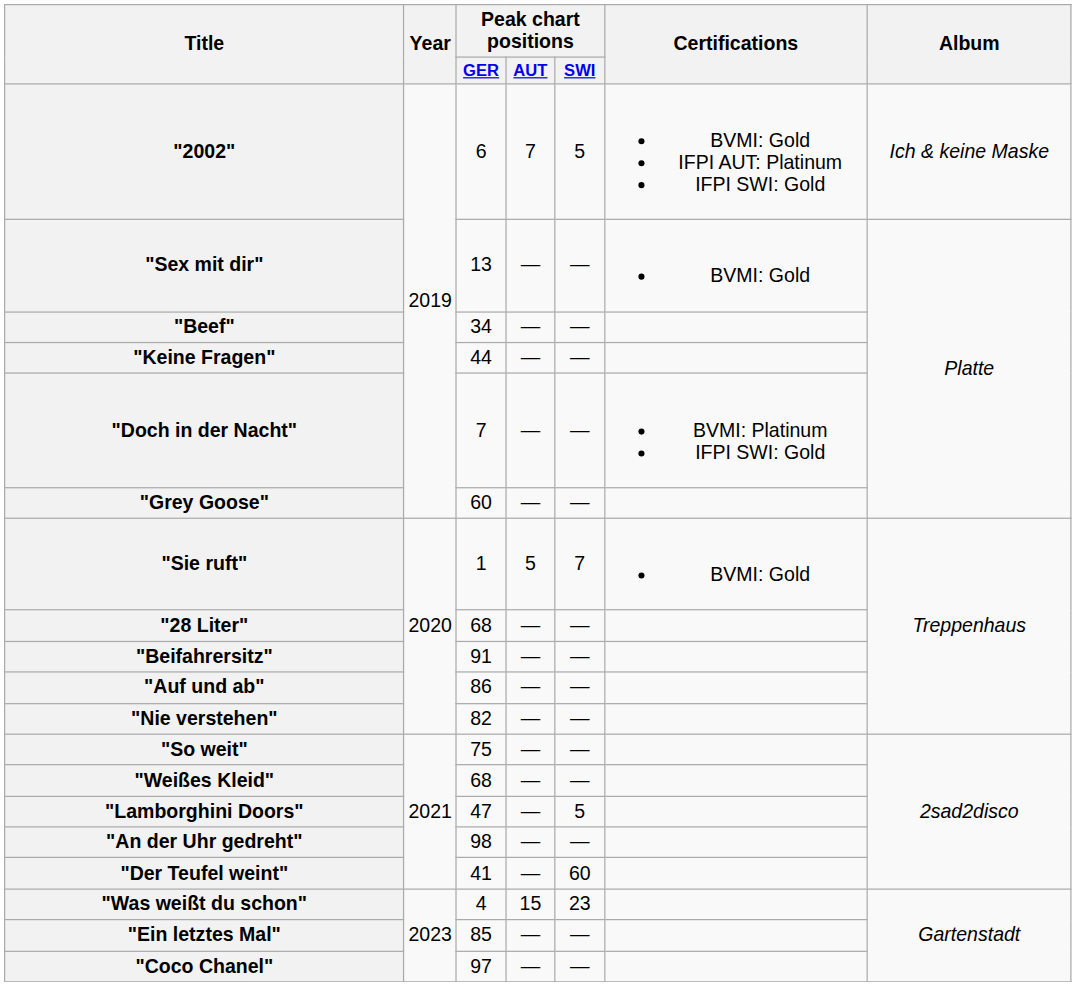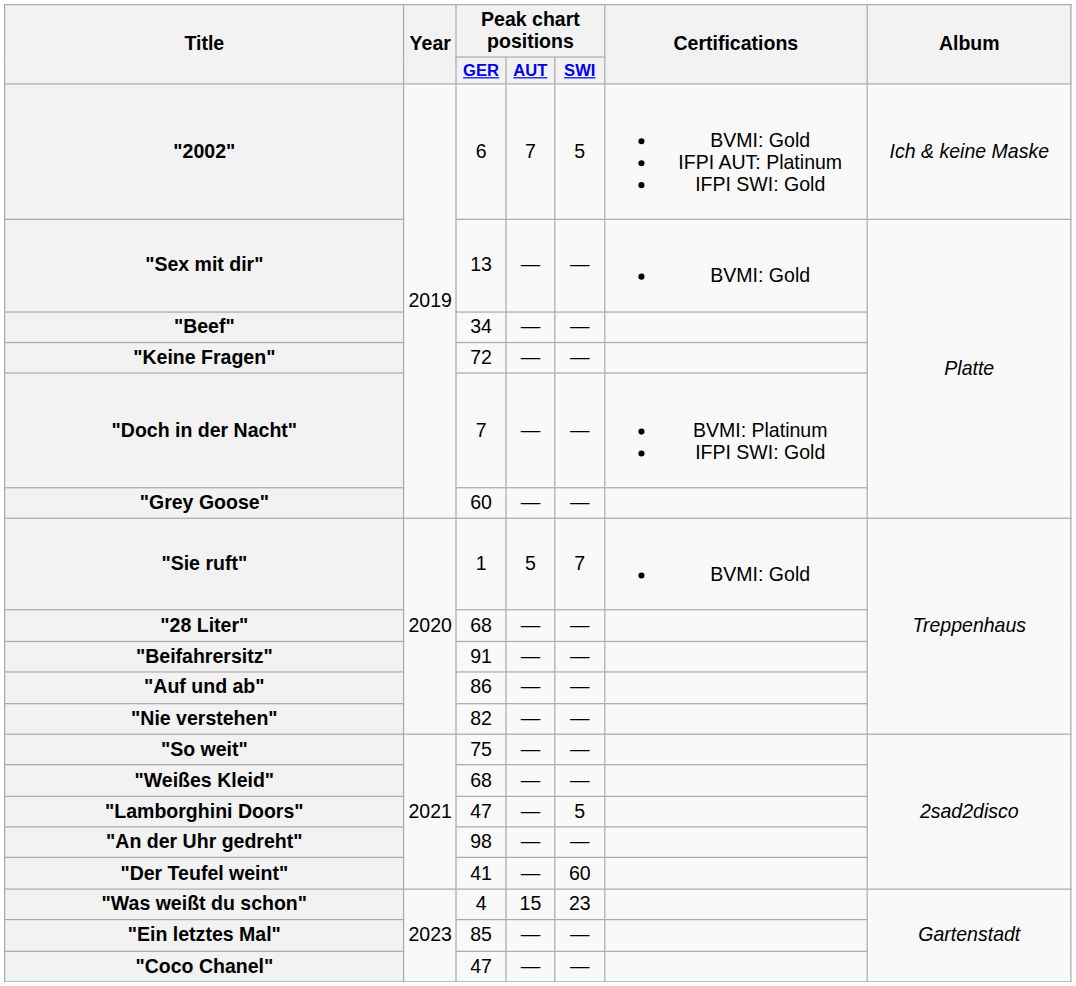(481, 357) 44 -> (481, 357) 72
(481, 966) 97 -> (481, 966) 47
